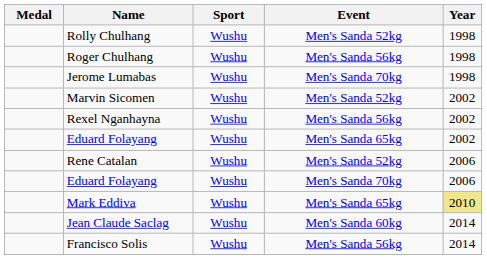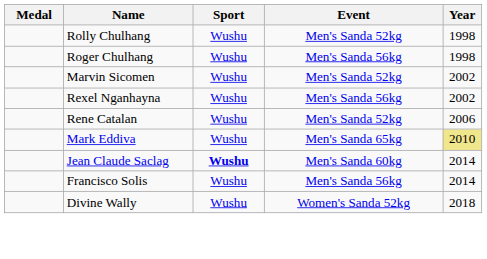- row: (111, 77)
- row: (112, 139)
- row: (112, 181)
(229, 222) normal -> (229, 160) bold
+ row: (102, 202)
